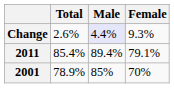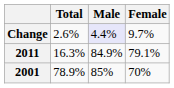(141, 33) 9.3% -> (141, 33) 9.7%
(69, 53) 85.4% -> (69, 53) 16.3%
(107, 53) 89.4% -> (107, 53) 84.9%
